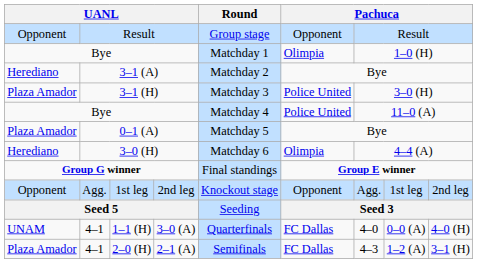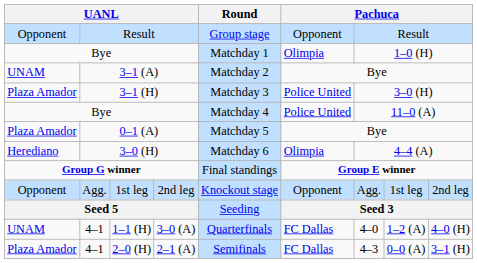(33, 72) Herediano -> (26, 72) UNAM
(406, 229) 0–0 (A) -> (406, 229) 1–2 (A)
(406, 248) 1–2 (A) -> (406, 248) 0–0 (A)
